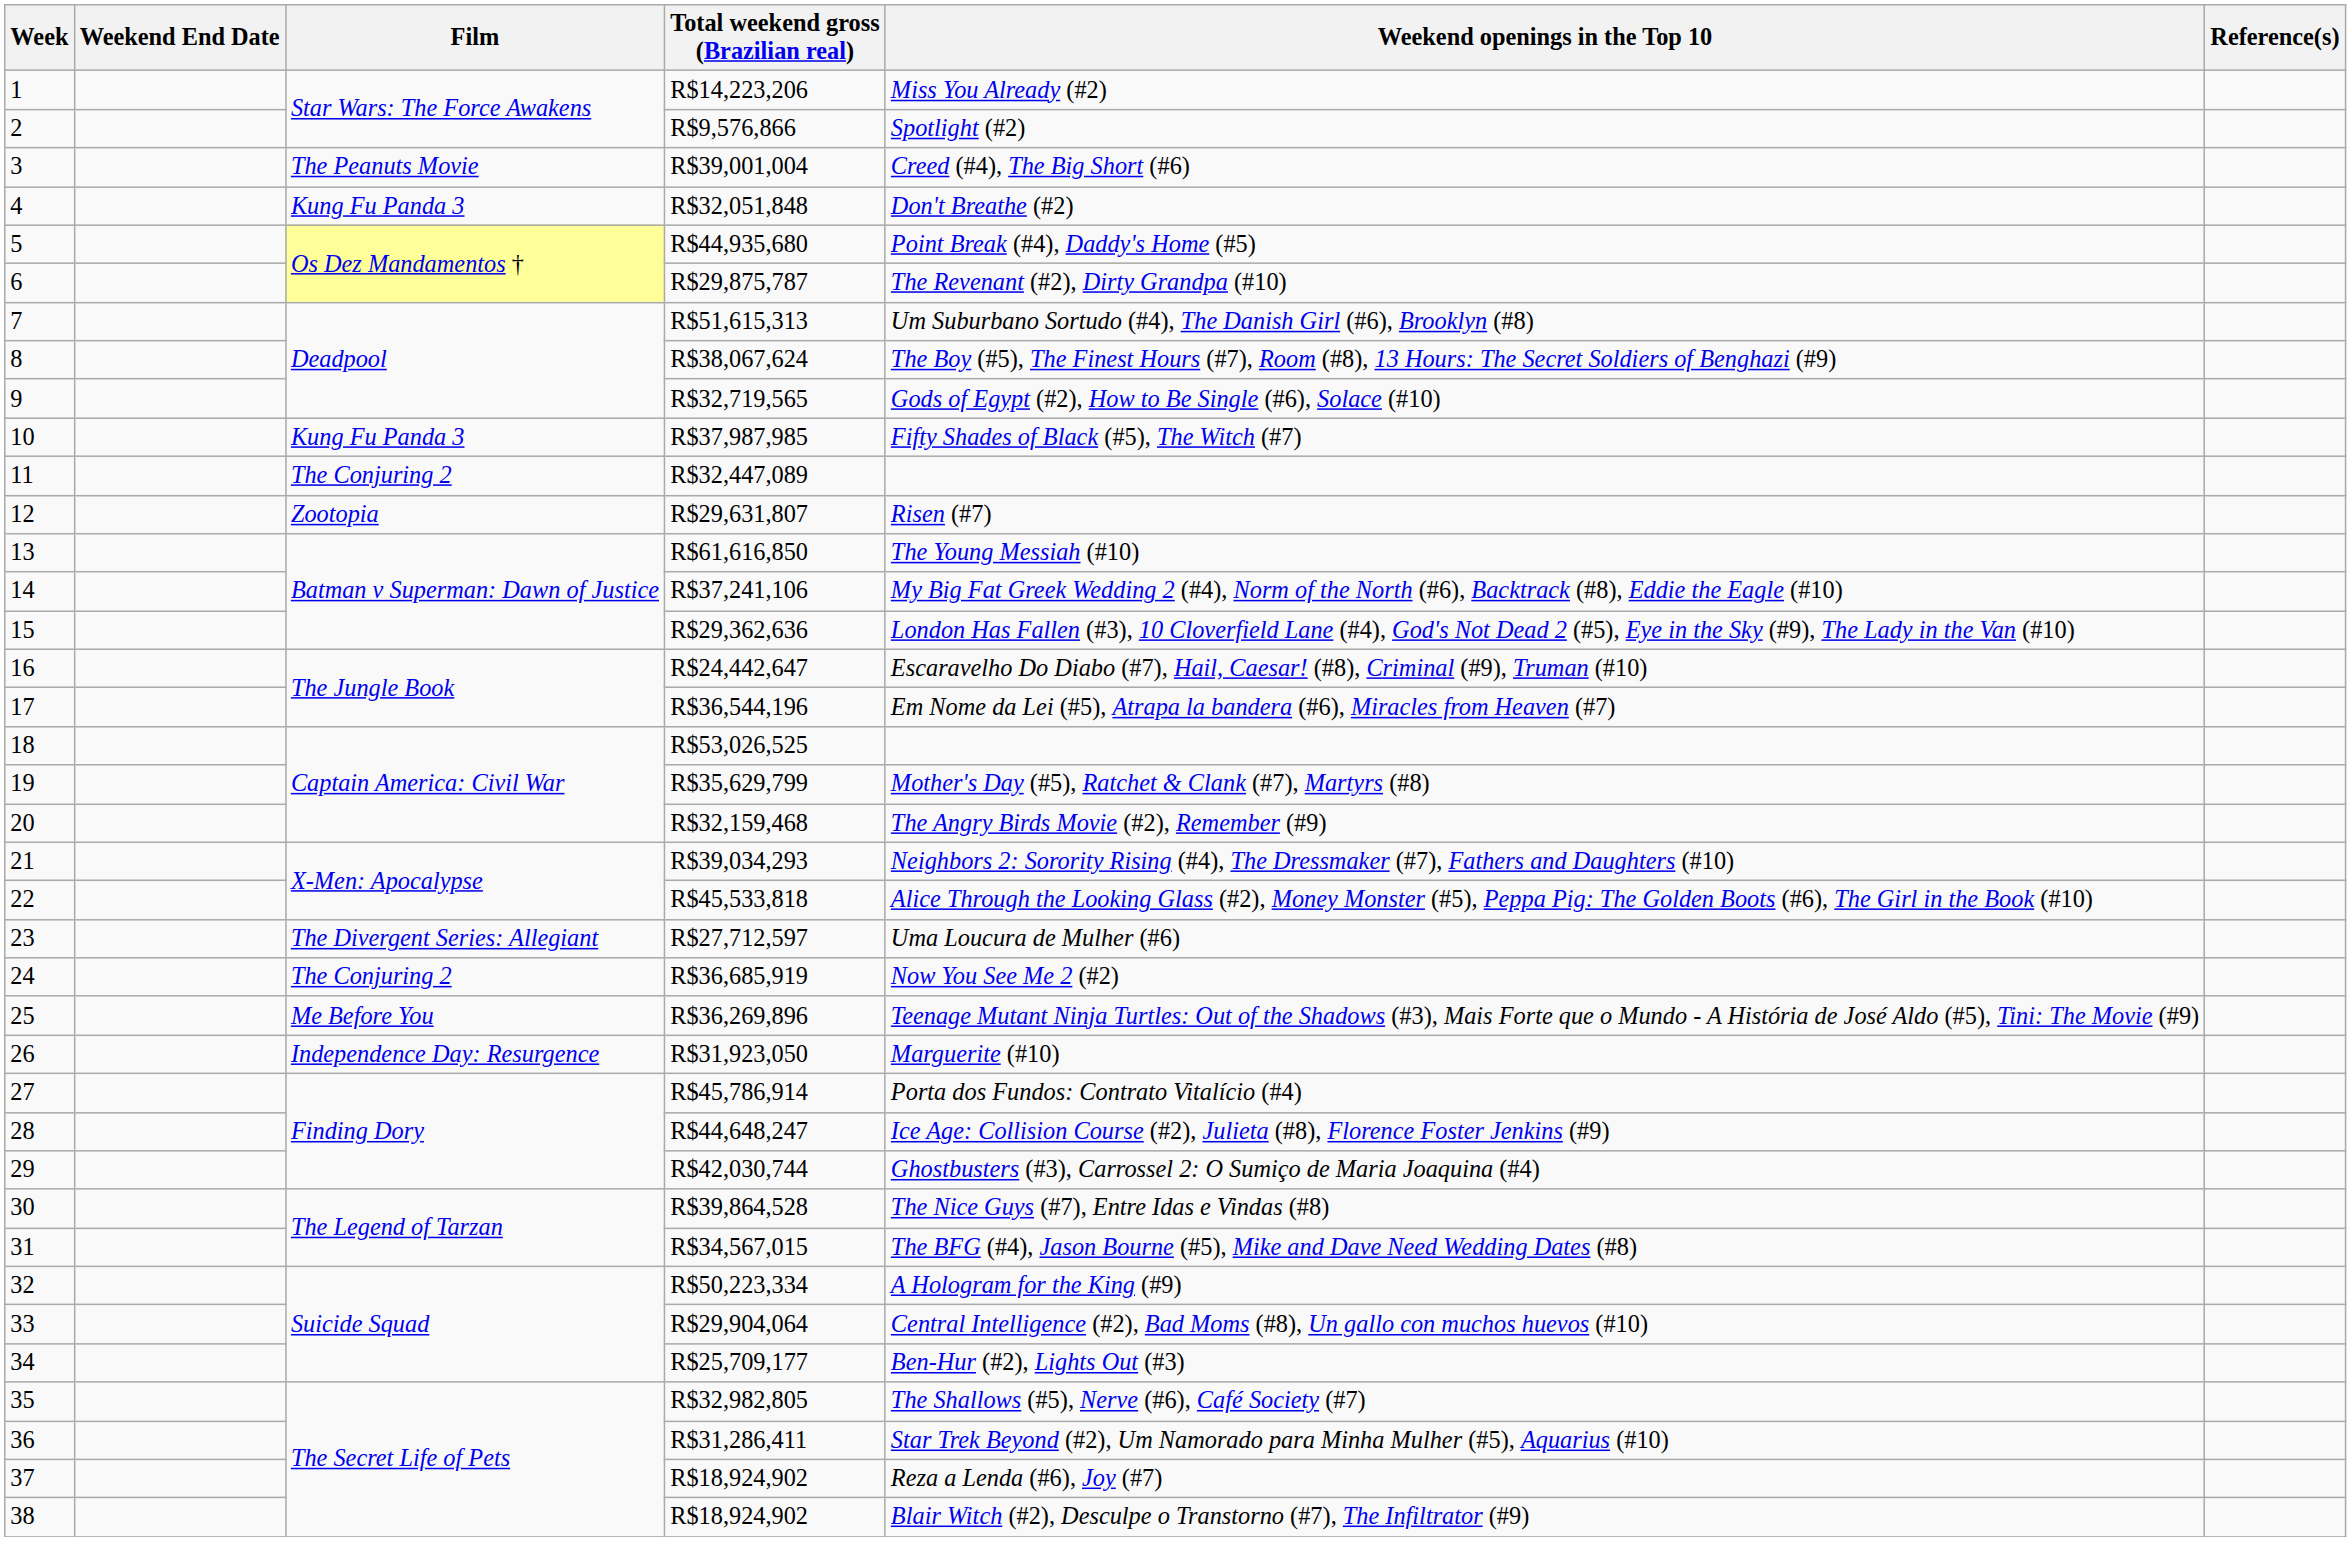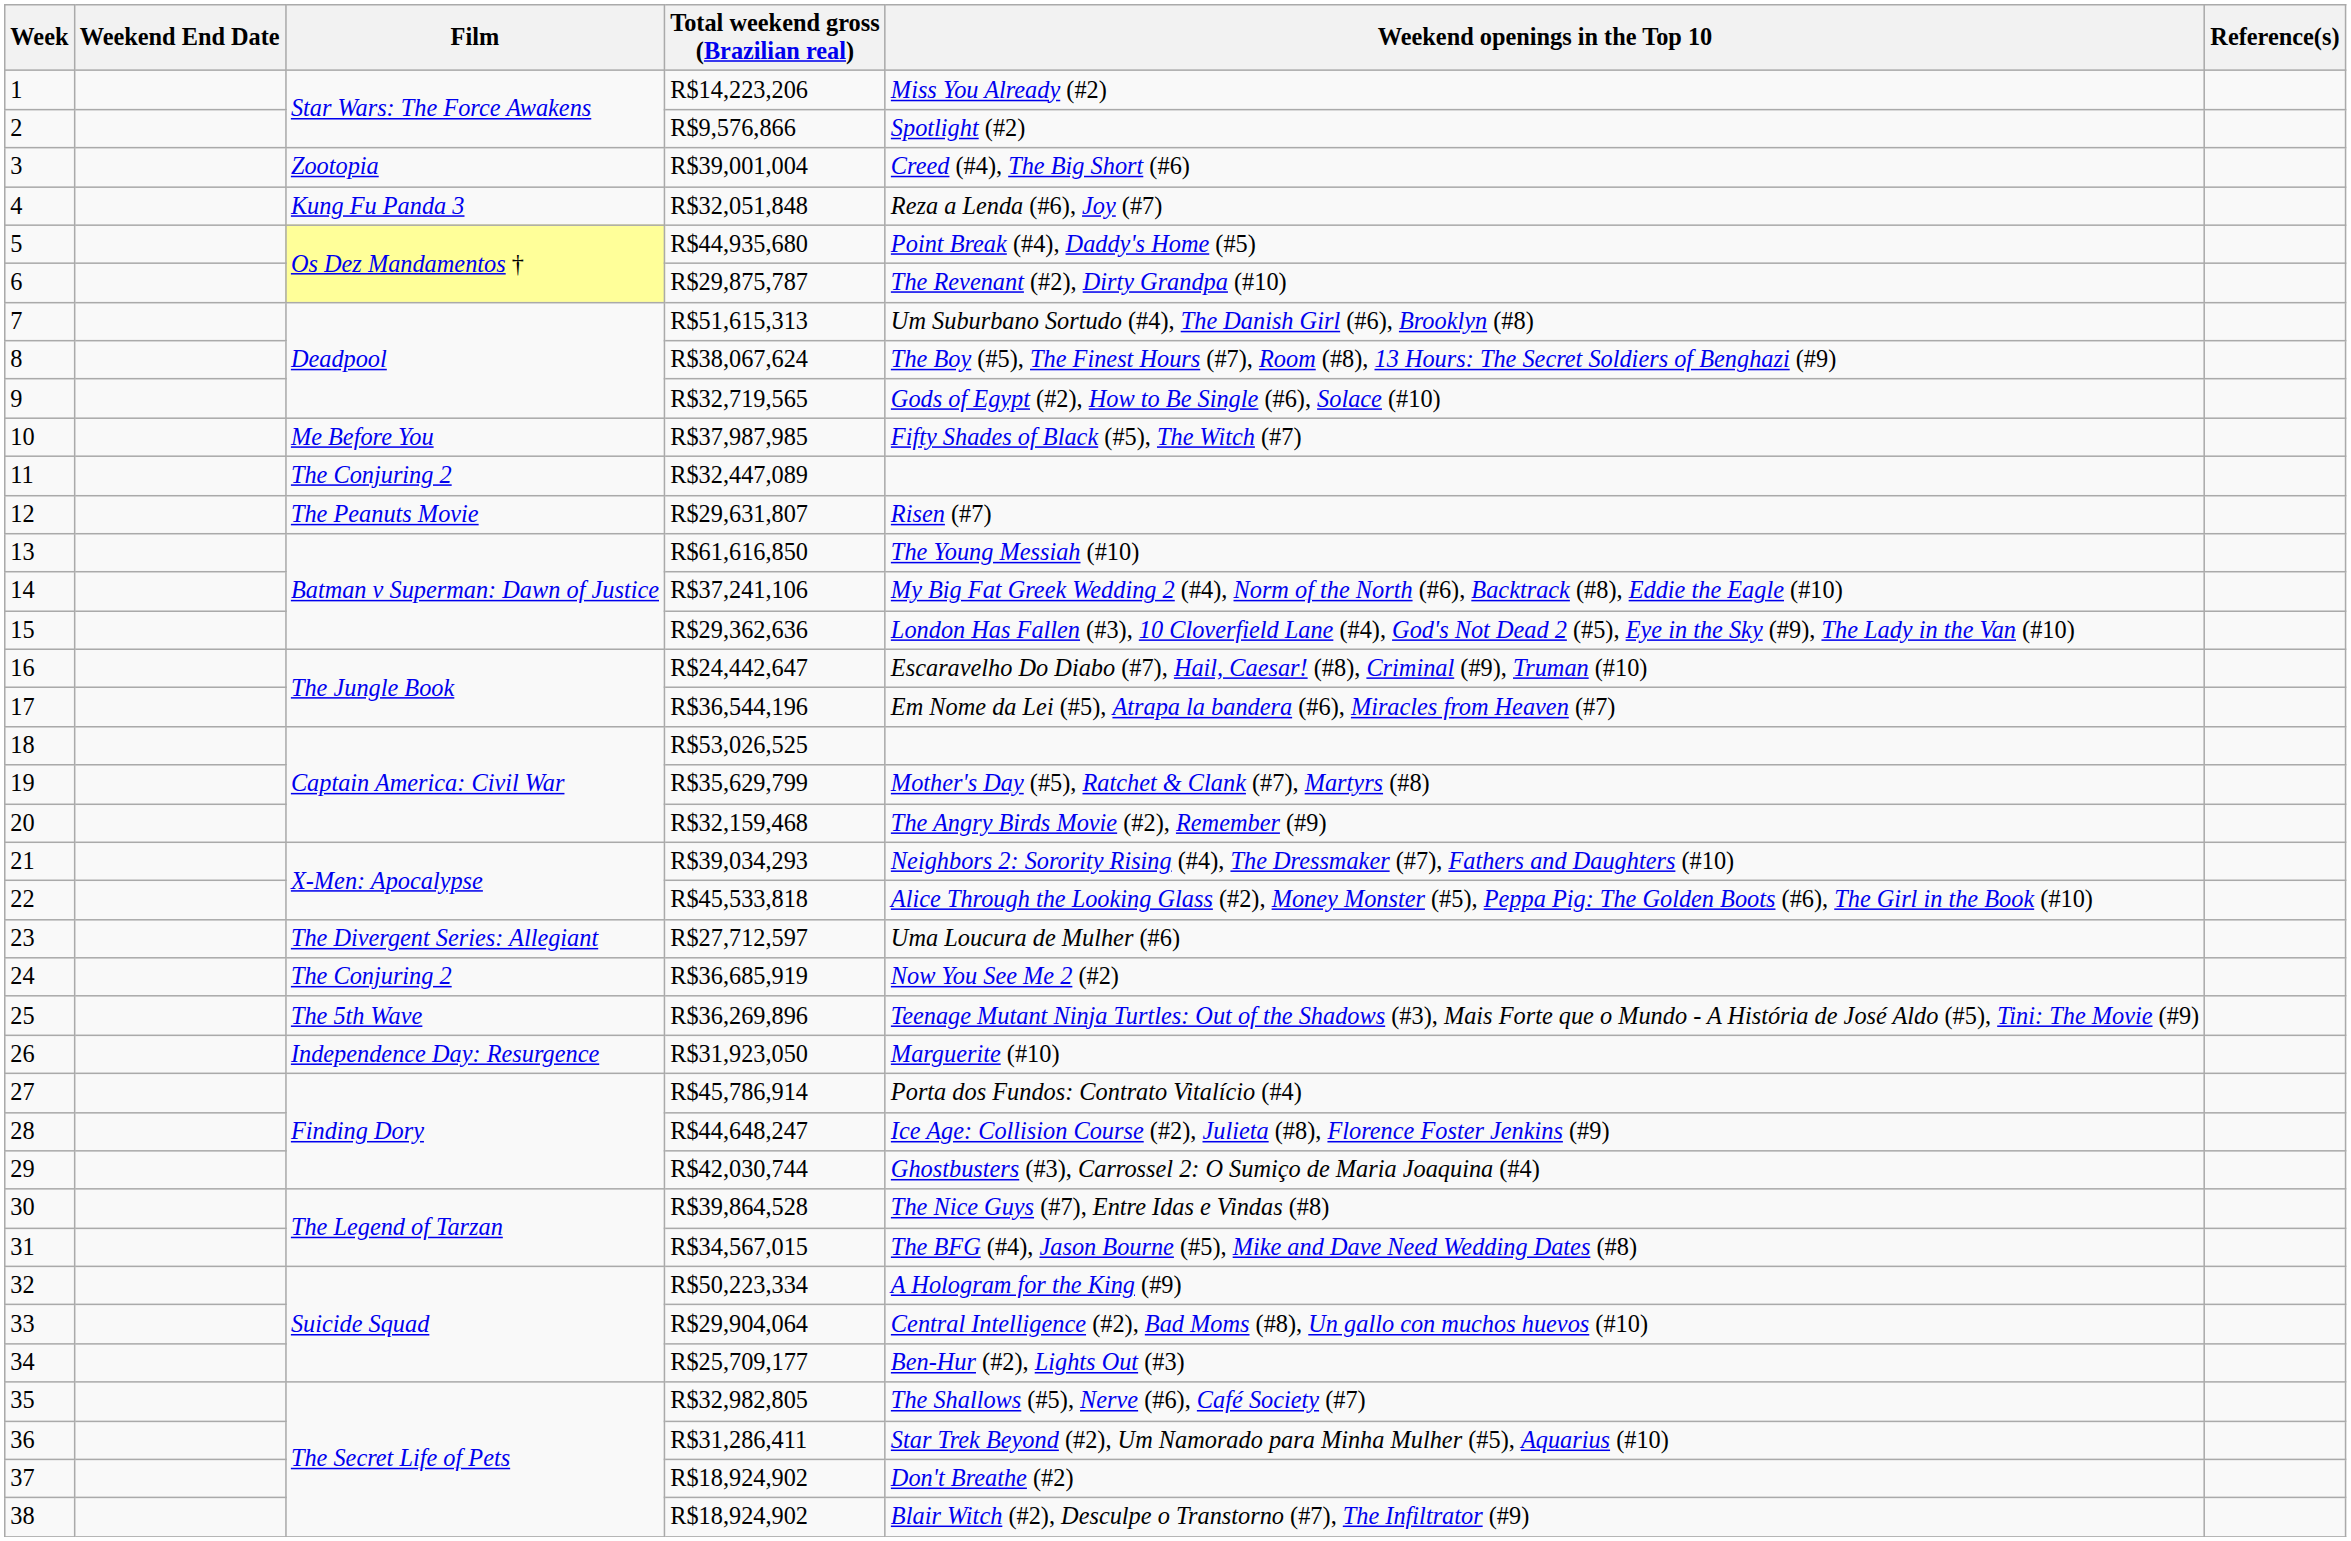(385, 166) The Peanuts Movie -> (335, 166) Zootopia
(982, 205) Don't Breathe (#2) -> (1027, 205) Reza a Lenda (#6), Joy (#7)
(378, 436) Kung Fu Panda 3 -> (362, 436) Me Before You
(335, 513) Zootopia -> (385, 513) The Peanuts Movie
(362, 1015) Me Before You -> (357, 1015) The 5th Wave
(1027, 1478) Reza a Lenda (#6), Joy (#7) -> (982, 1478) Don't Breathe (#2)
